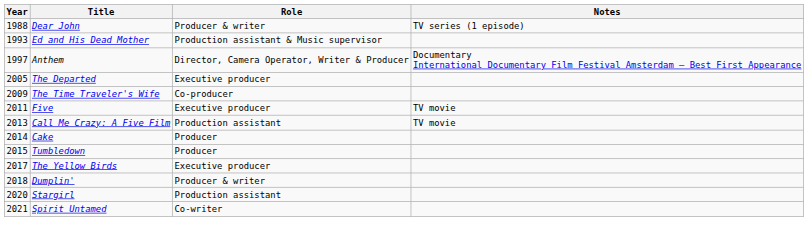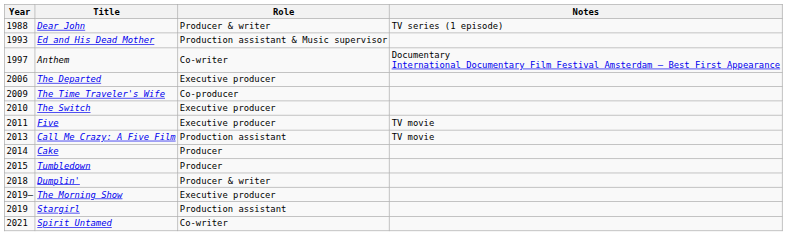(292, 60) Director, Camera Operator, Writer & Producer -> (204, 60) Co-writer
(17, 79) 2005 -> (17, 79) 2006
+ row: (64, 108)
- row: (75, 166)
+ row: (80, 195)
(17, 195) 2020 -> (17, 209) 2019
